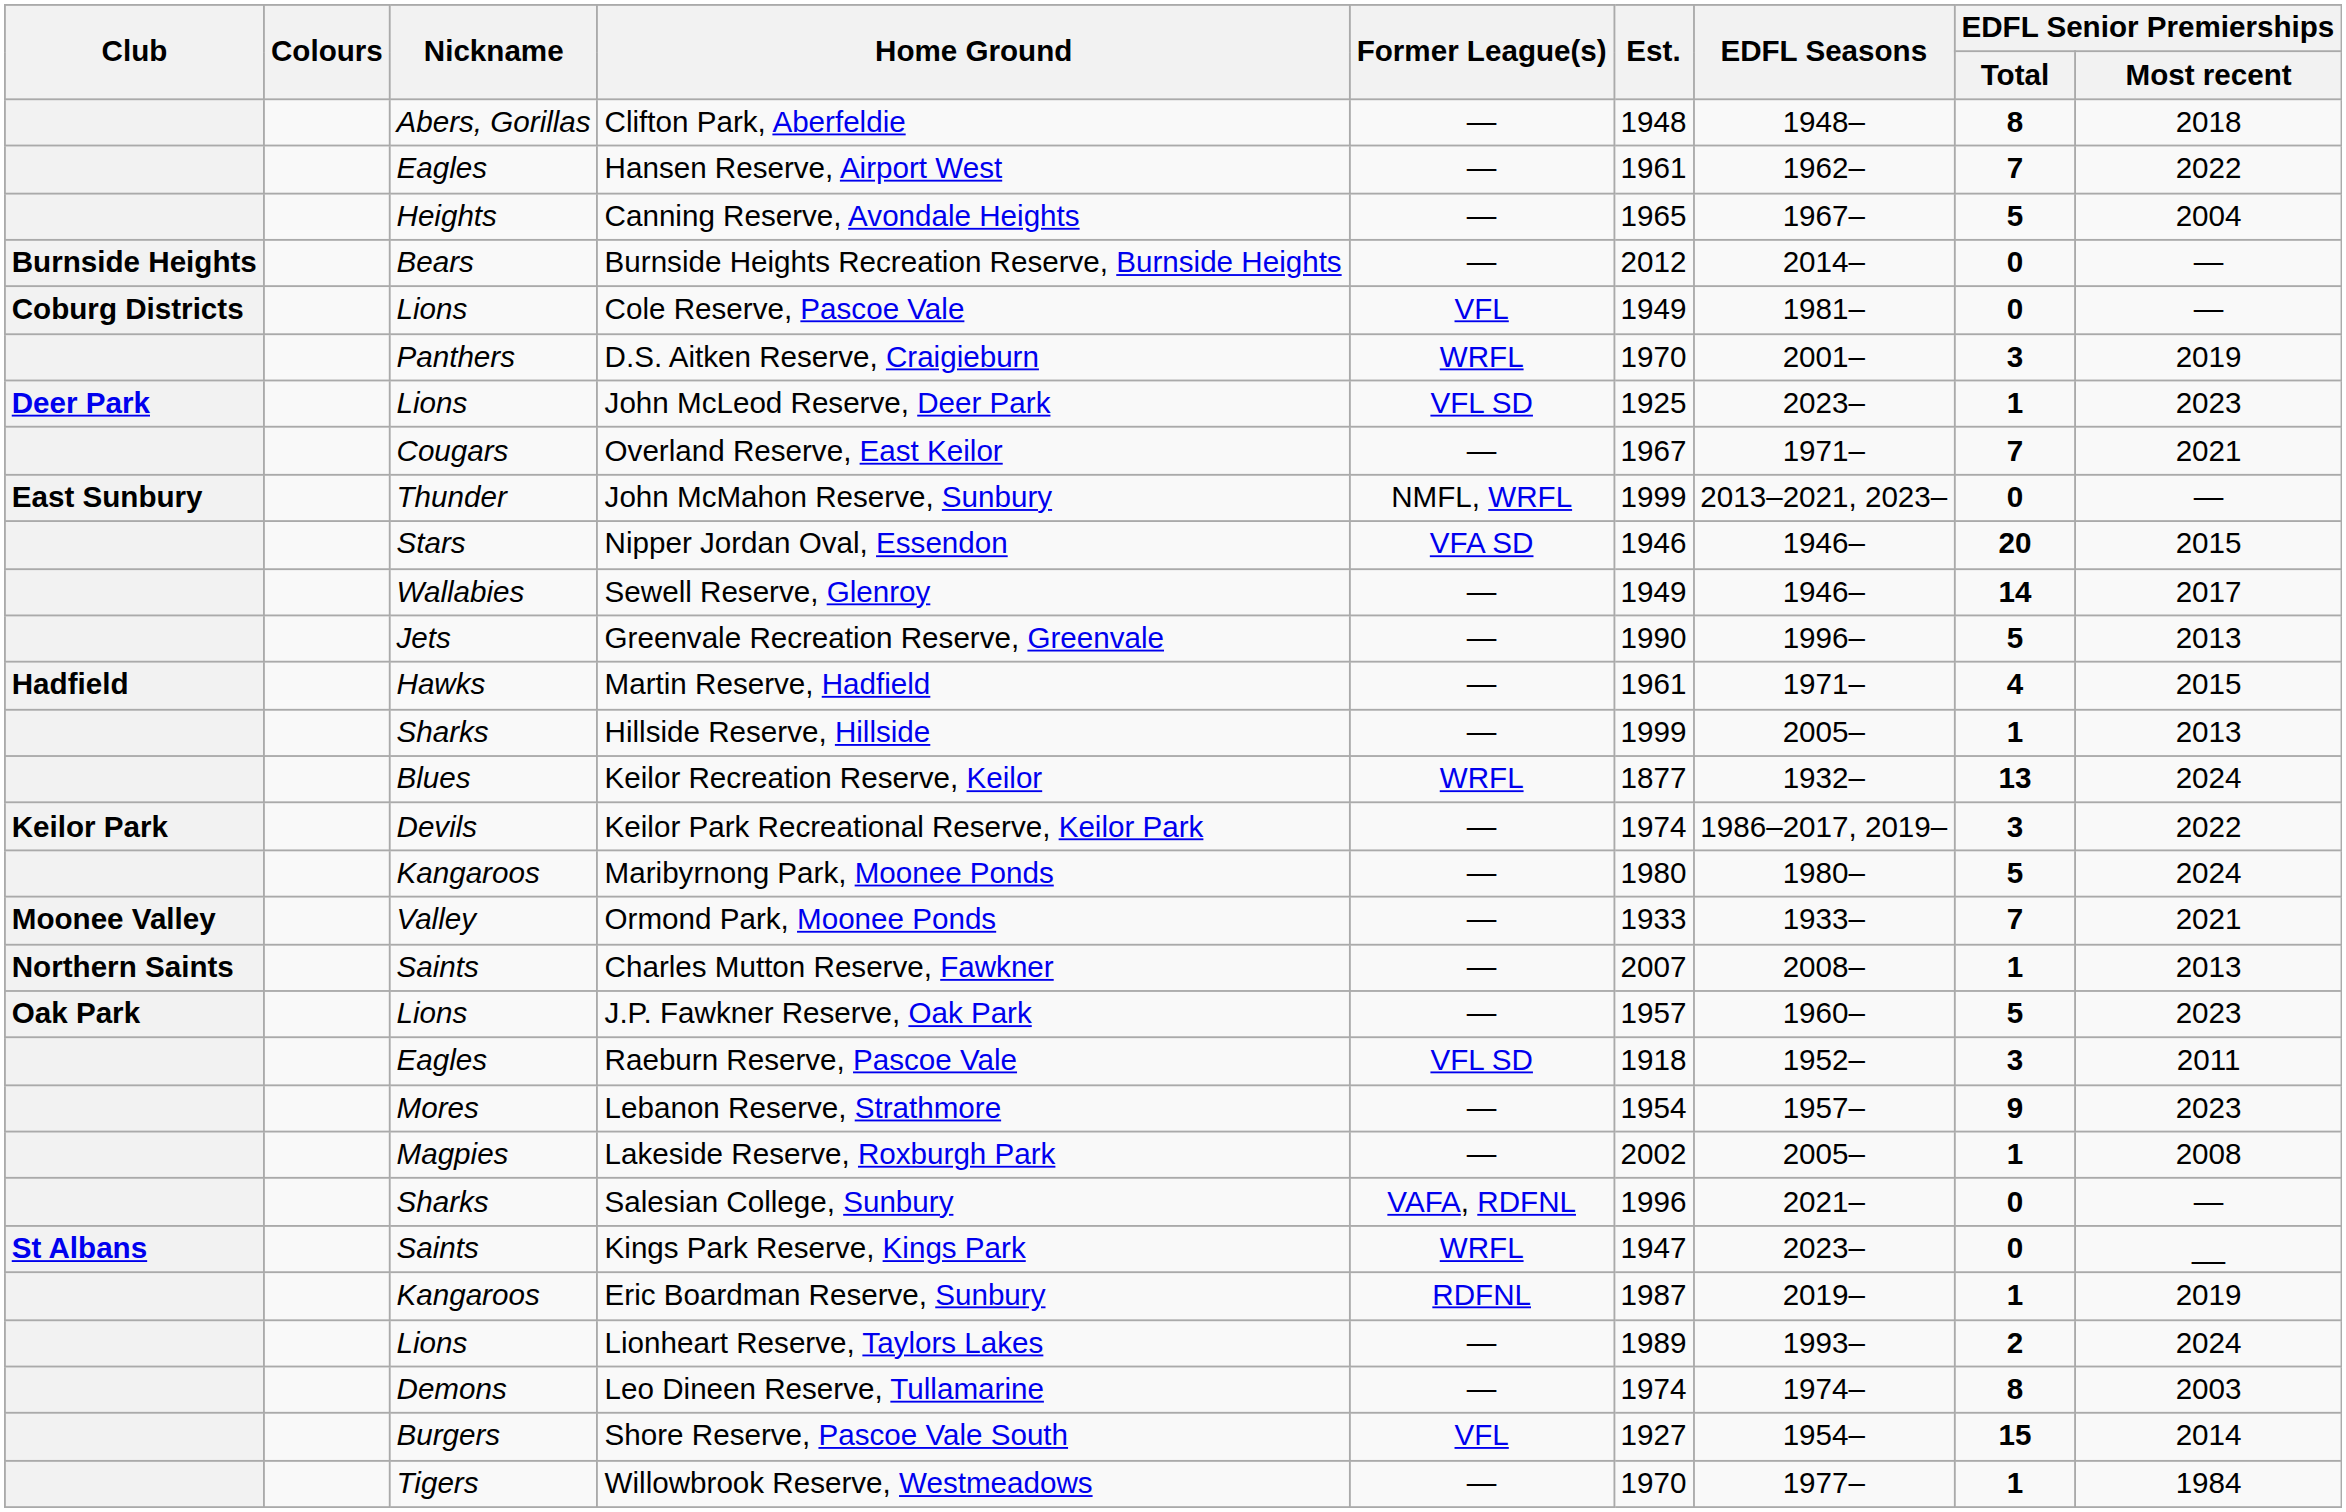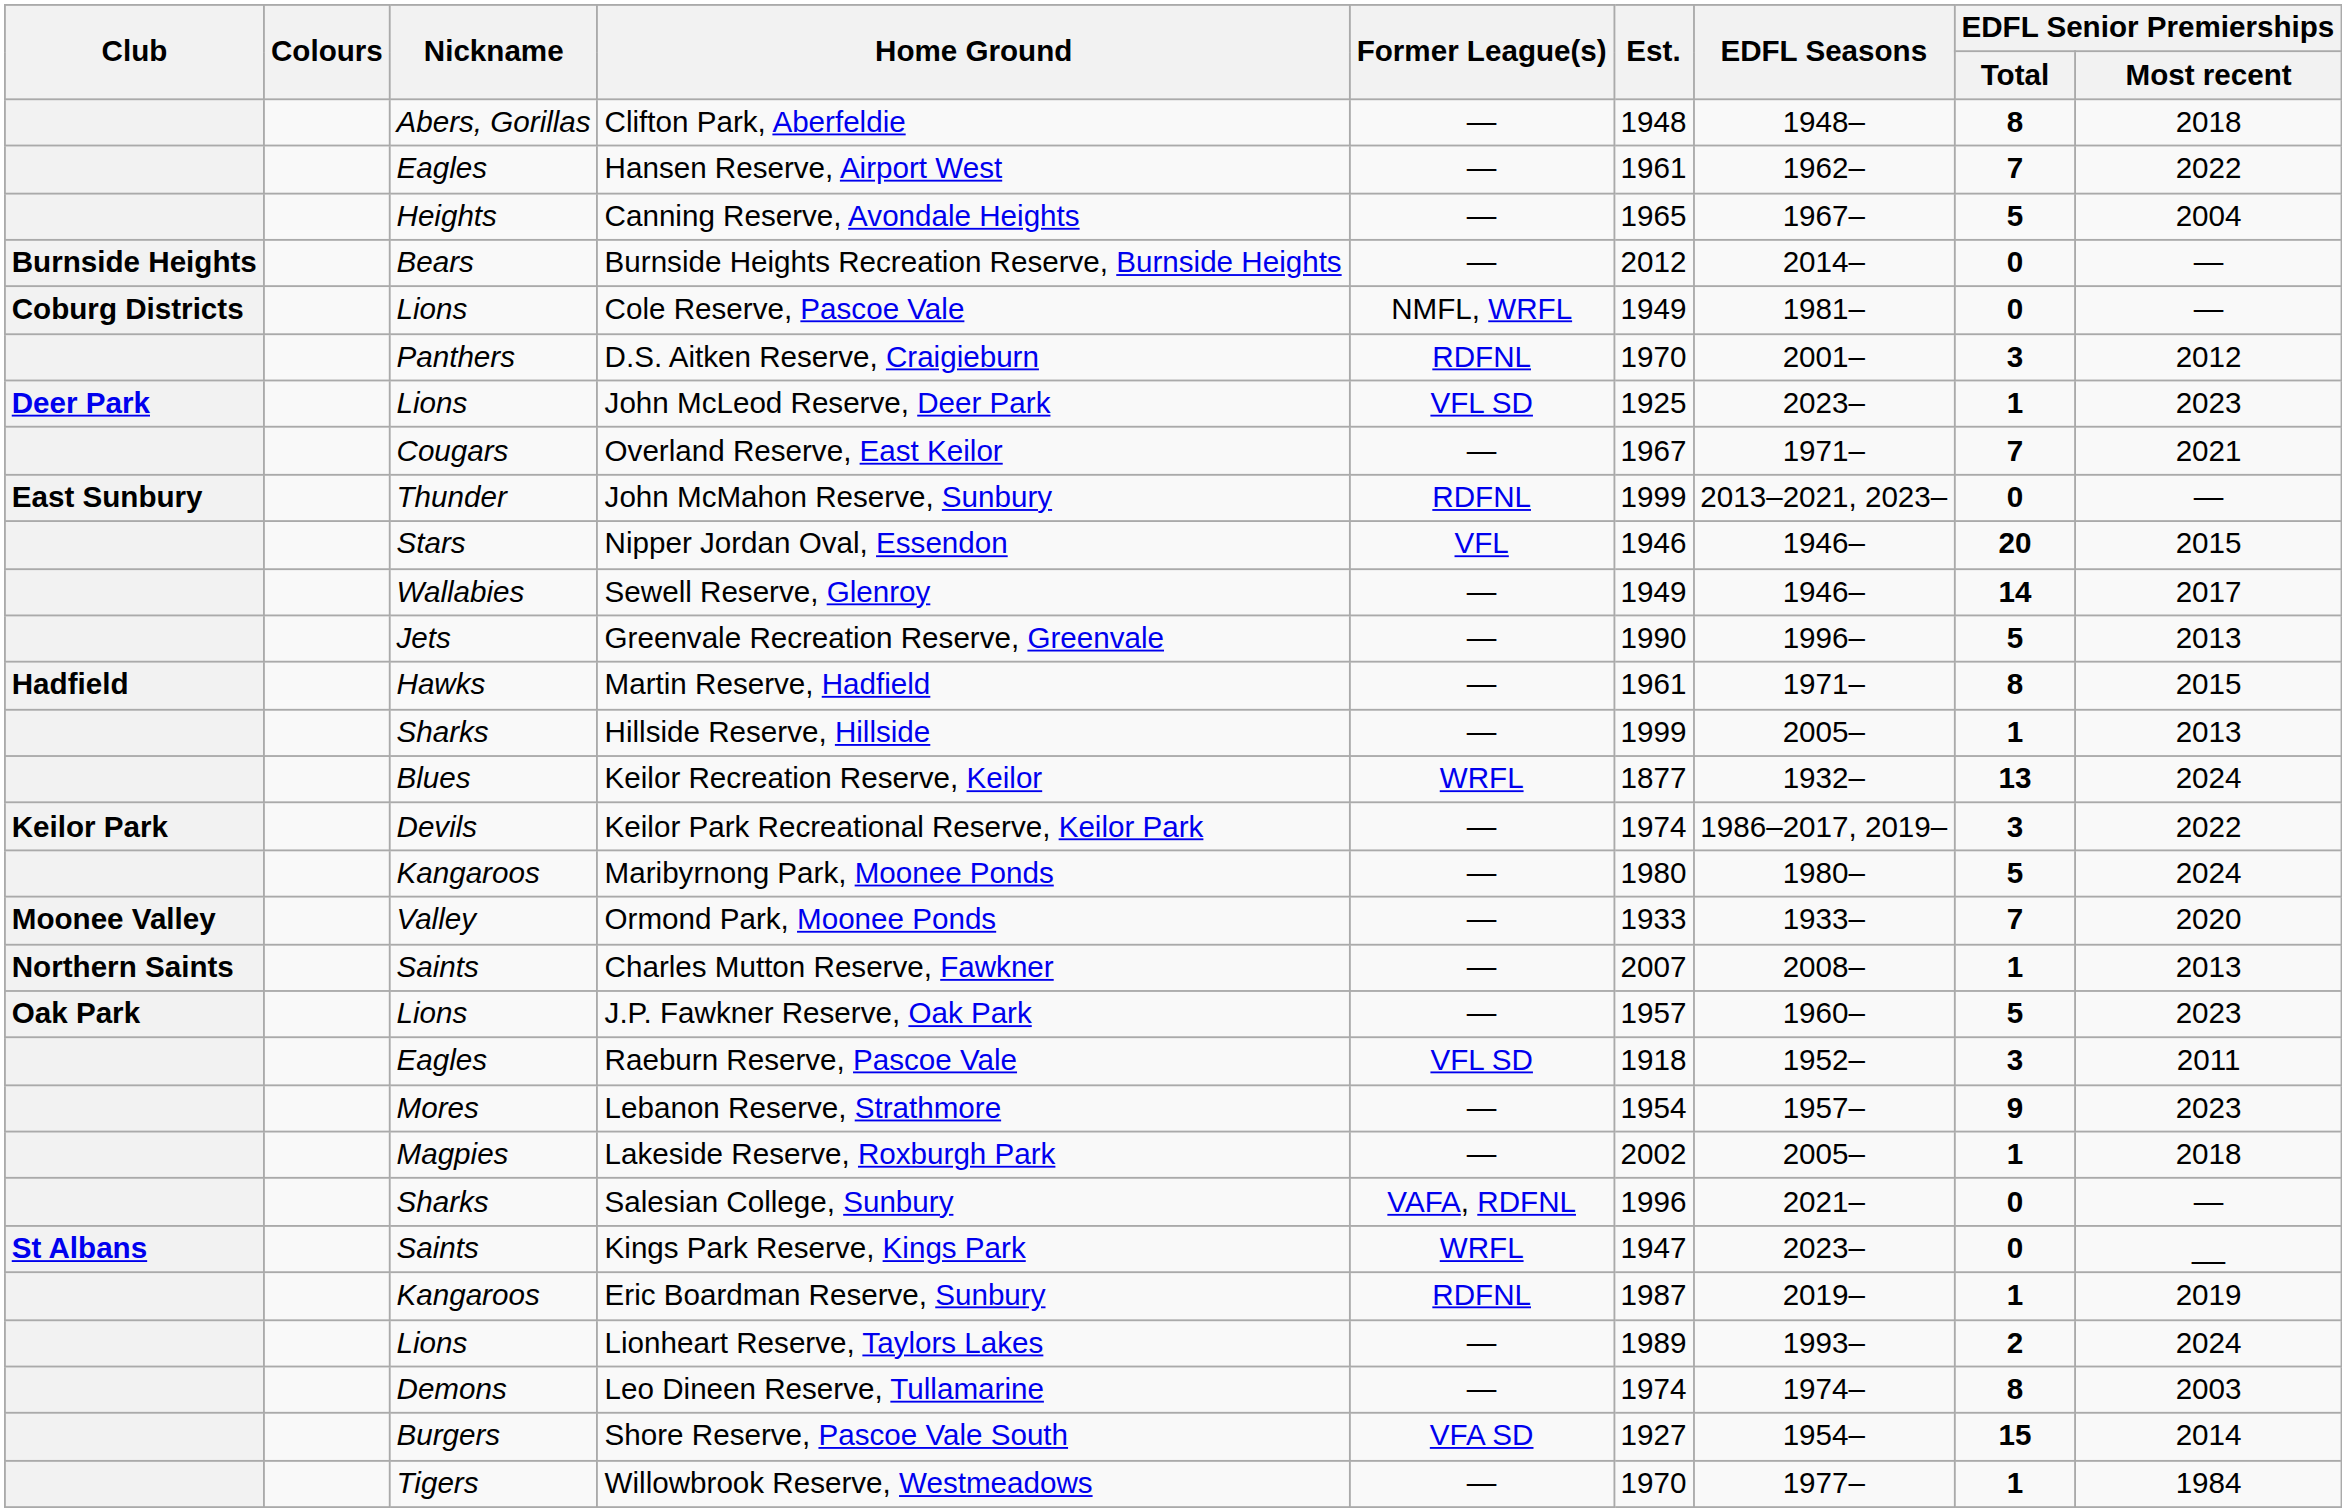(1482, 309) VFL -> (1482, 309) NMFL, WRFL
(1482, 356) WRFL -> (1482, 356) RDFNL
(2209, 356) 2019 -> (2209, 356) 2012
(1482, 497) NMFL, WRFL -> (1482, 497) RDFNL
(1482, 544) VFA SD -> (1482, 544) VFL
(2015, 685) 4 -> (2015, 685) 8
(2209, 919) 2021 -> (2209, 919) 2020
(2209, 1154) 2008 -> (2209, 1154) 2018
(1482, 1436) VFL -> (1482, 1436) VFA SD
